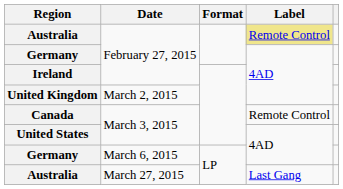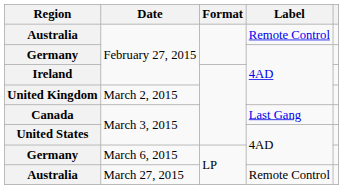(289, 34) khaki background -> (289, 34) no background
(289, 114) Remote Control -> (275, 114) Last Gang
(275, 174) Last Gang -> (289, 174) Remote Control
